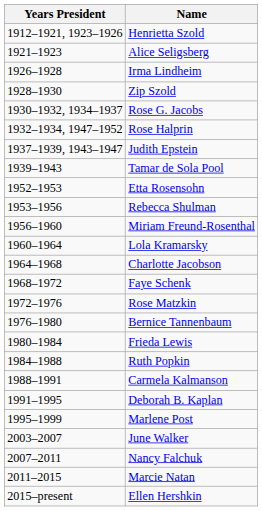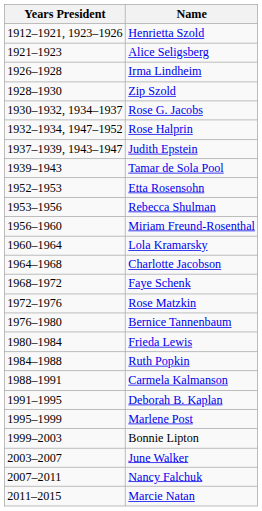+ row: (164, 438)
- row: (165, 496)
